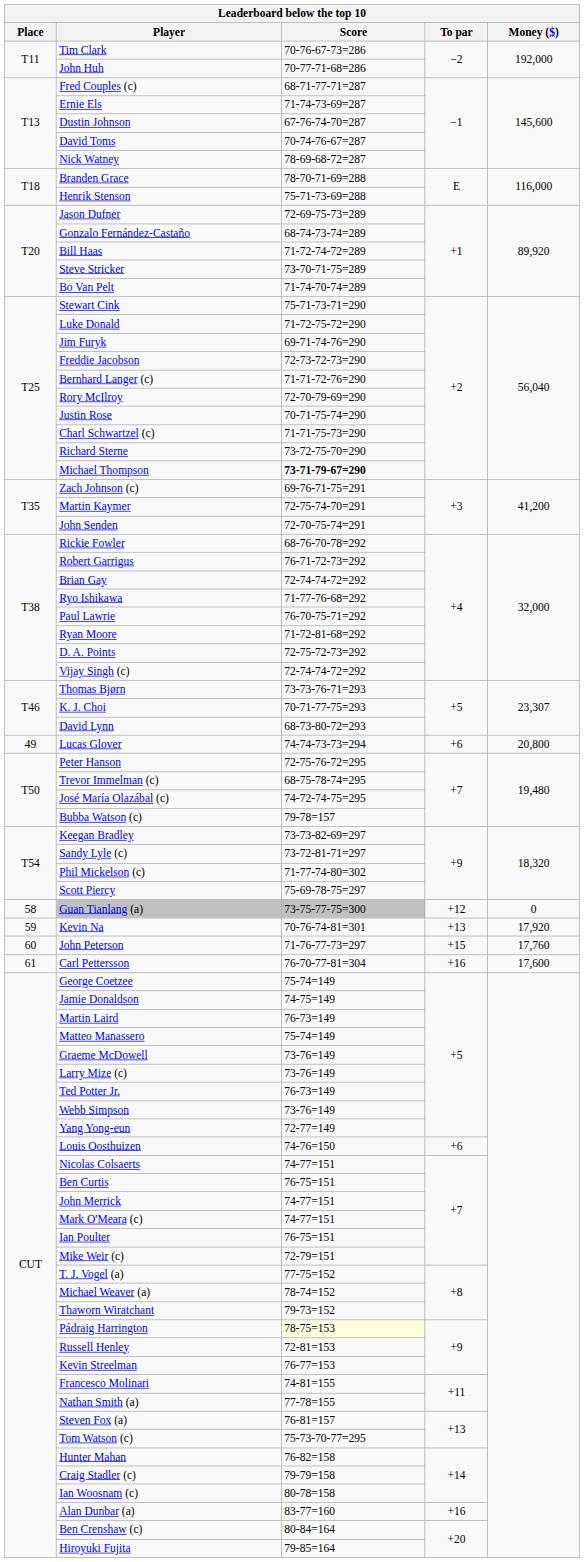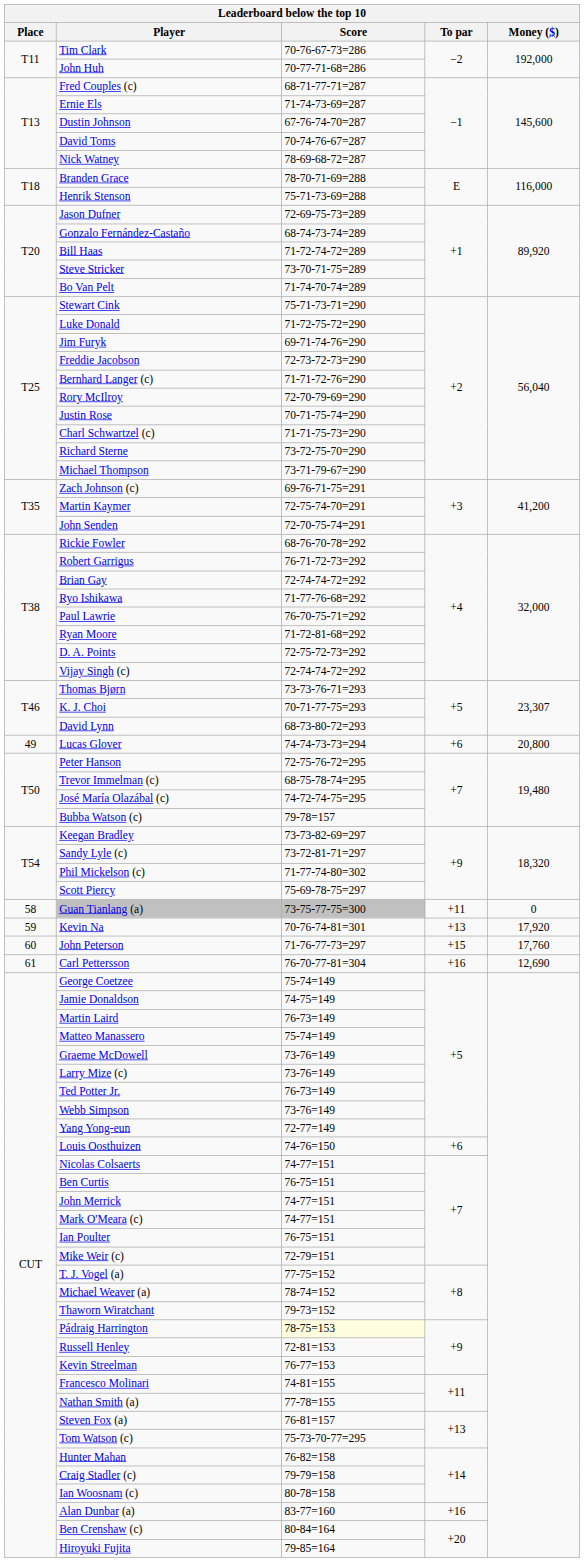(325, 470) bold -> (325, 470) normal
(456, 908) +12 -> (456, 908) +11
(534, 963) 17,600 -> (534, 963) 12,690
